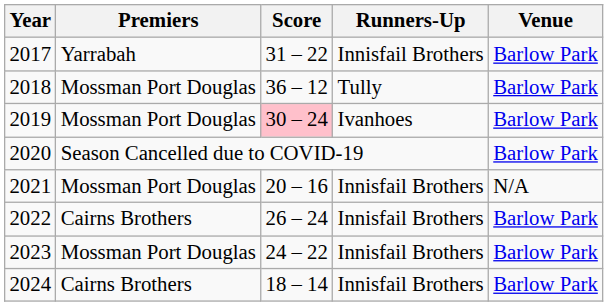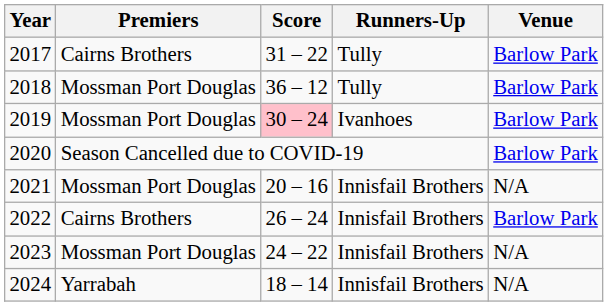(98, 53) Yarrabah -> (126, 53) Cairns Brothers
(411, 53) Innisfail Brothers -> (360, 53) Tully
(546, 251) Barlow Park -> (511, 251) N/A
(126, 284) Cairns Brothers -> (98, 284) Yarrabah
(546, 284) Barlow Park -> (511, 284) N/A
